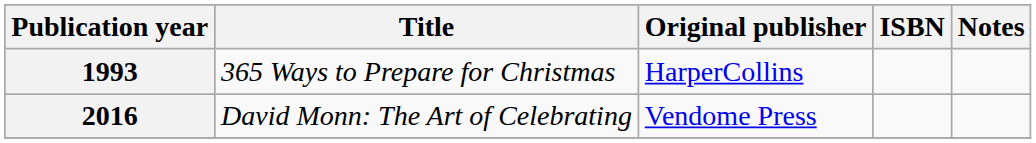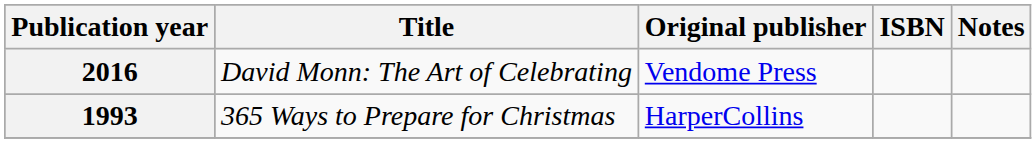rows swapped: (110, 115) <-> (110, 71)
